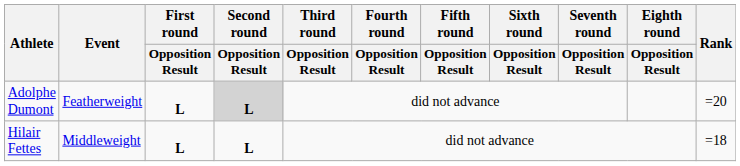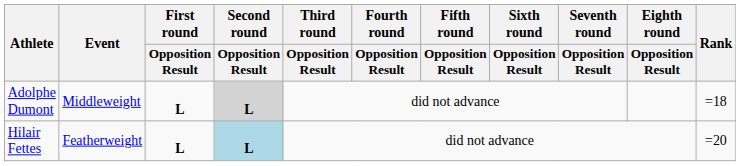(102, 101) Featherweight -> (102, 101) Middleweight
(716, 101) =20 -> (716, 101) =18
(102, 141) Middleweight -> (102, 141) Featherweight
(249, 149) no background -> (249, 149) lightblue background
(716, 141) =18 -> (716, 141) =20
